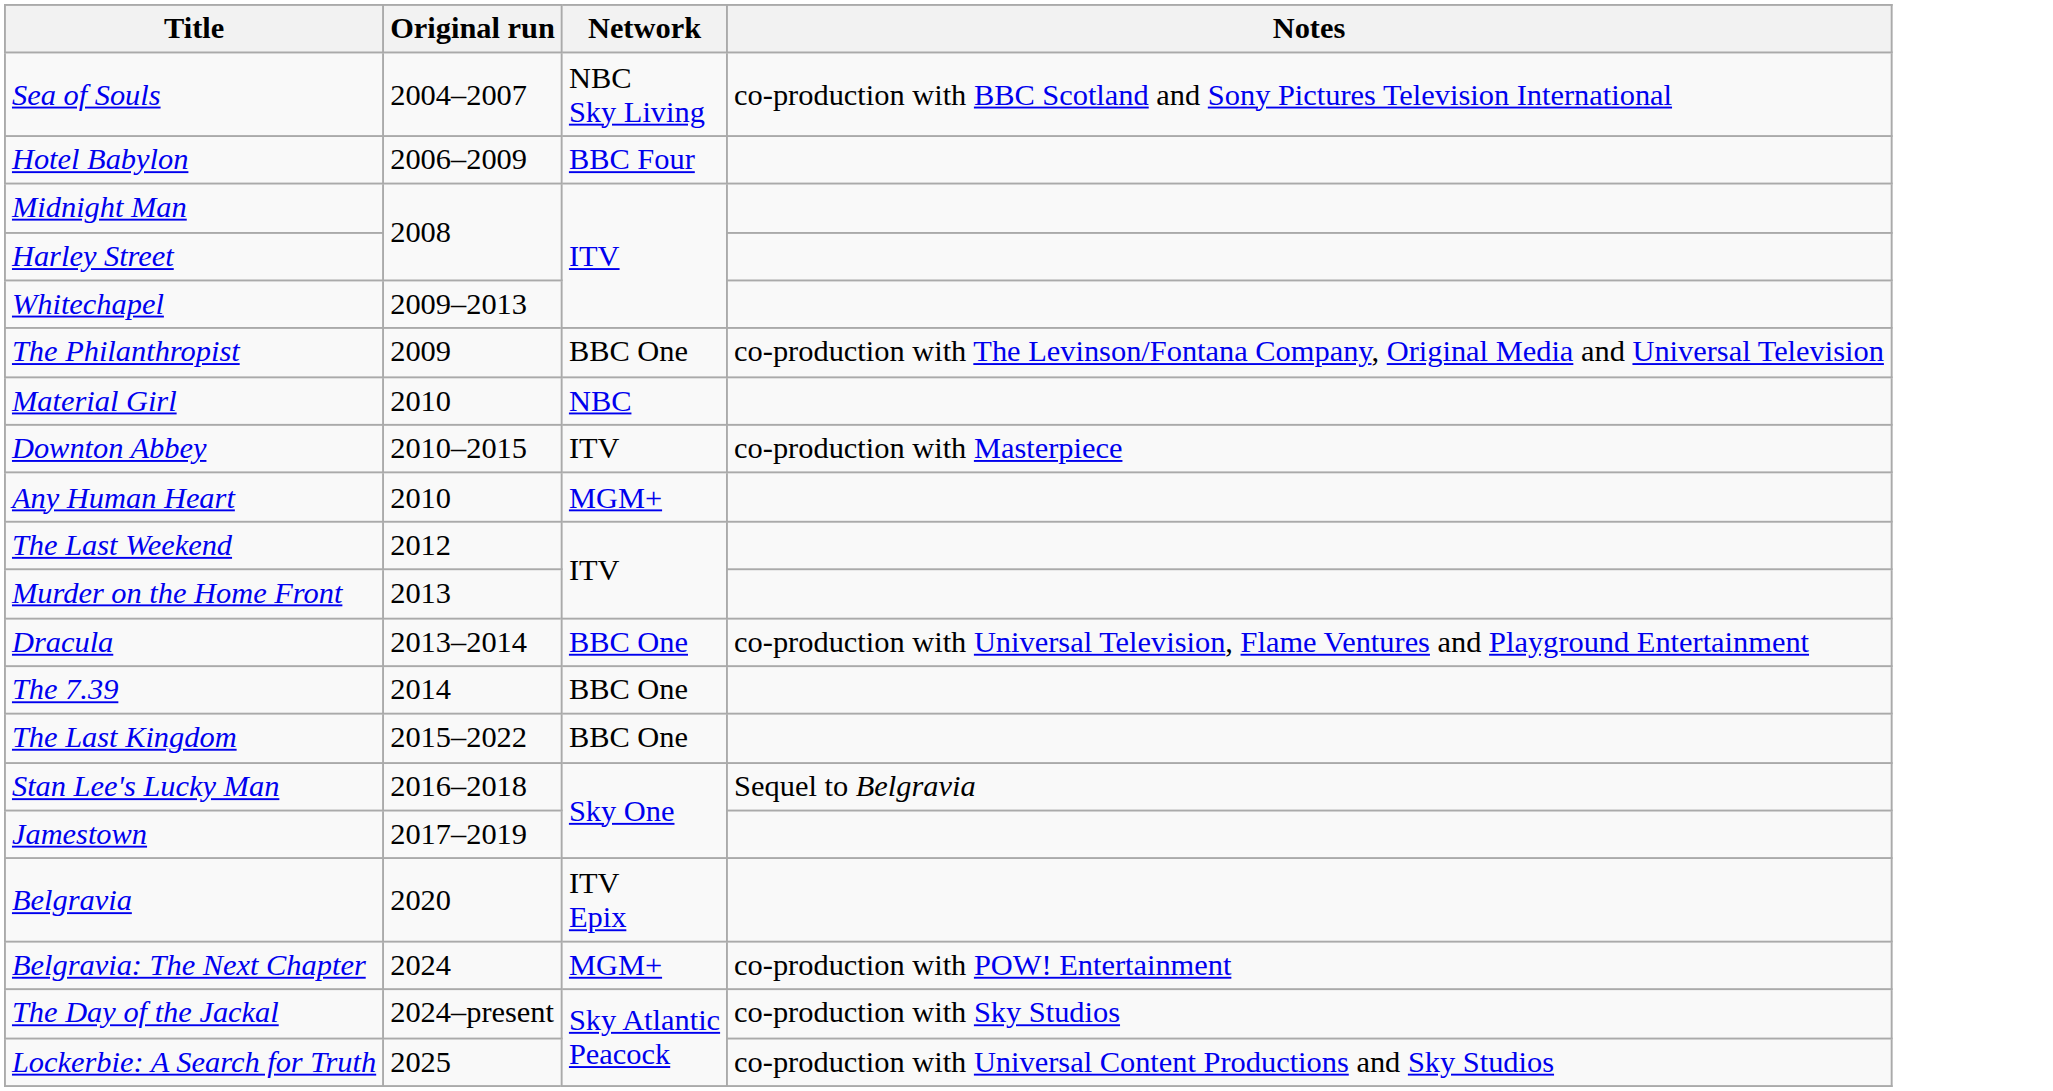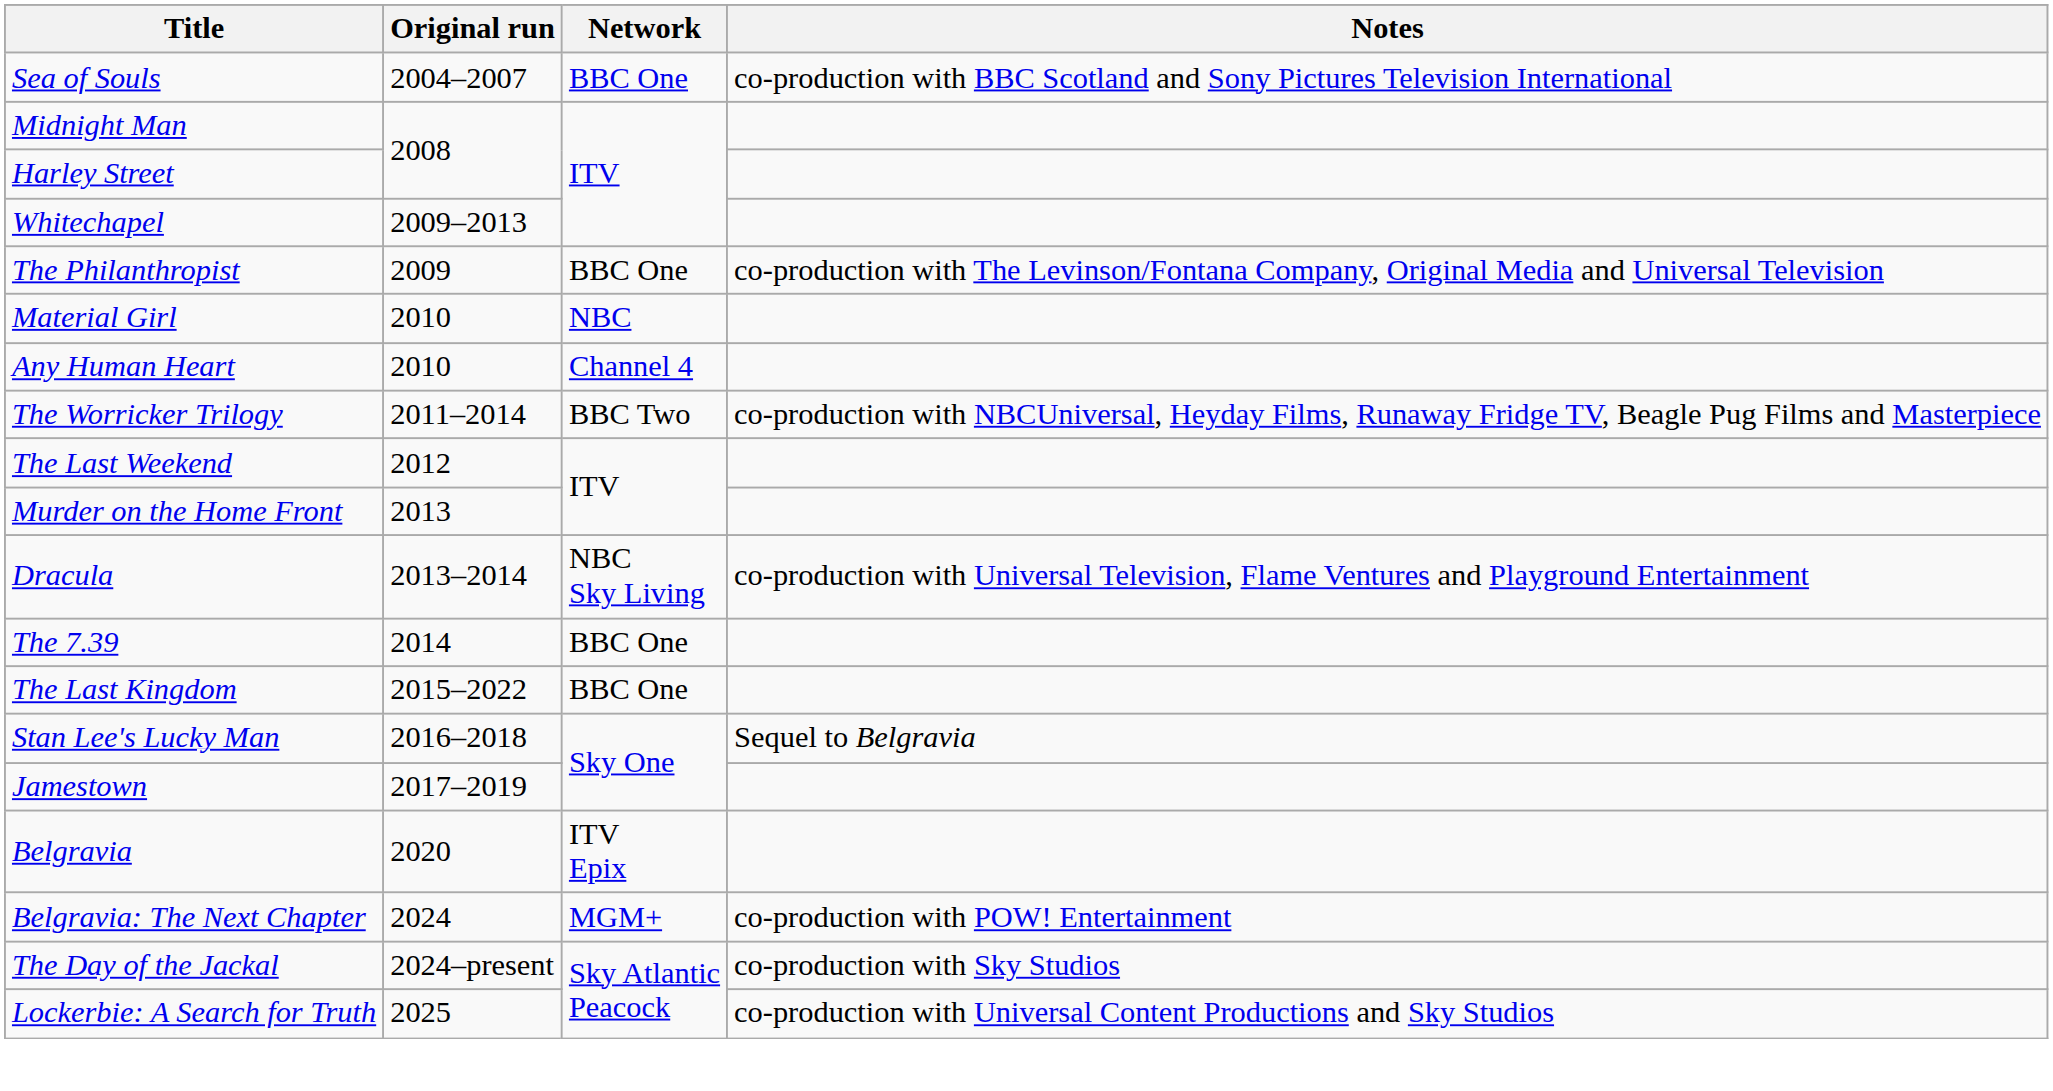(637, 93) NBC Sky Living -> (628, 76) BBC One
- row: (100, 159)
- row: (109, 448)
(616, 496) MGM+ -> (631, 366) Channel 4
+ row: (147, 414)
(628, 641) BBC One -> (637, 576) NBC Sky Living
